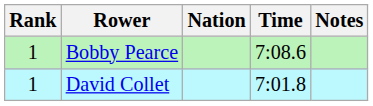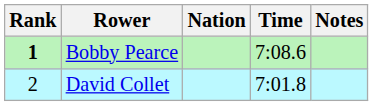(33, 52) normal -> (33, 52) bold
(33, 84) 1 -> (33, 84) 2
